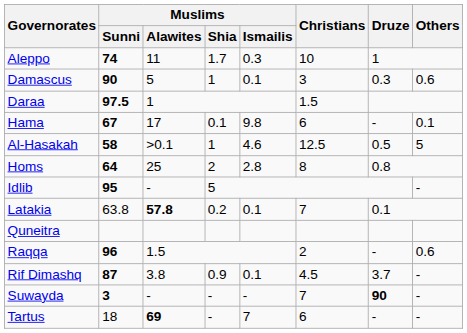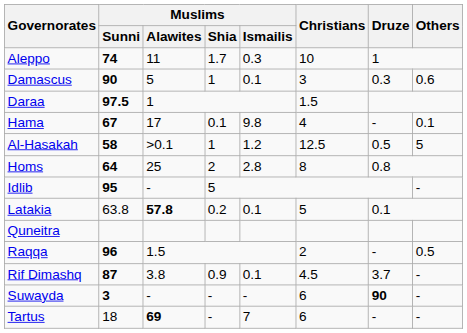(303, 123) 6 -> (303, 123) 4
(252, 144) 4.6 -> (252, 144) 1.2
(303, 209) 7 -> (303, 209) 5
(425, 252) 0.6 -> (425, 252) 0.5
(303, 295) 7 -> (303, 295) 6
